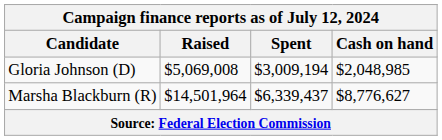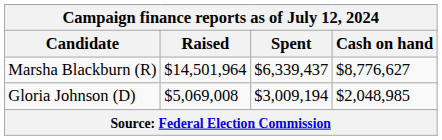rows swapped: (82, 95) <-> (72, 69)
